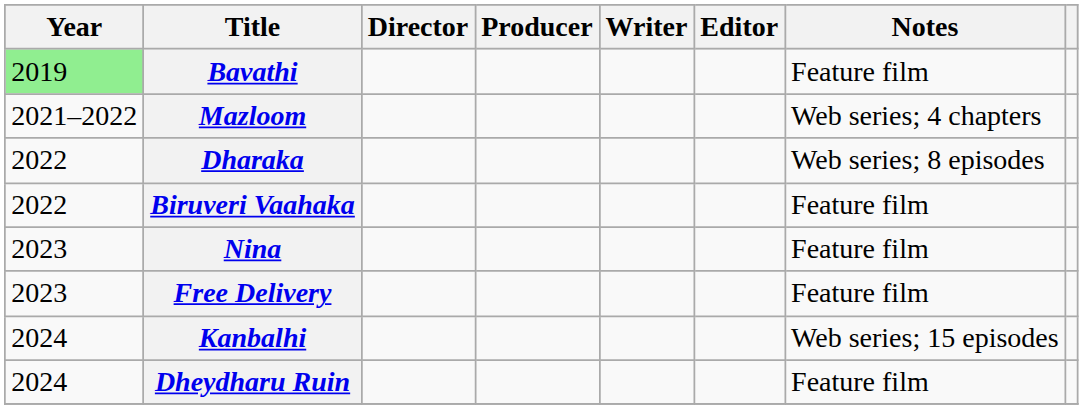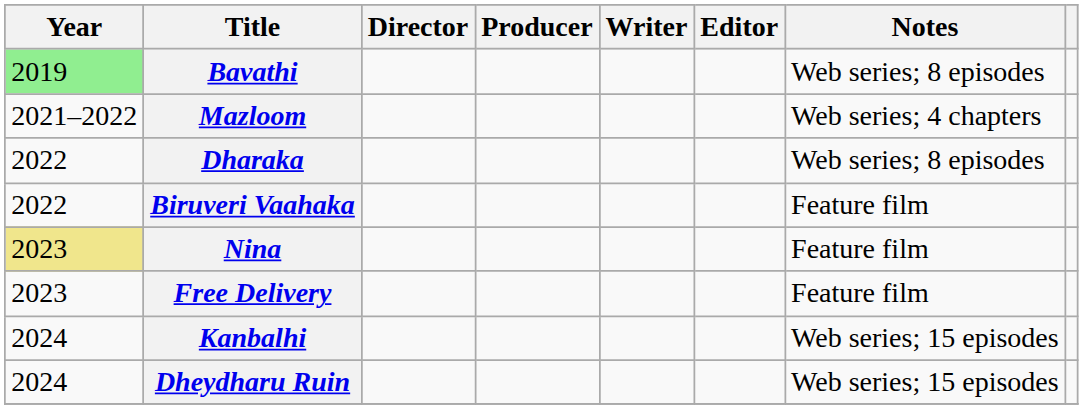(860, 71) Feature film -> (918, 71) Web series; 8 episodes
(39, 248) no background -> (39, 248) khaki background
(860, 381) Feature film -> (925, 381) Web series; 15 episodes
